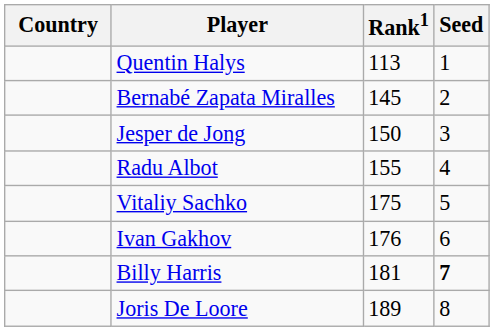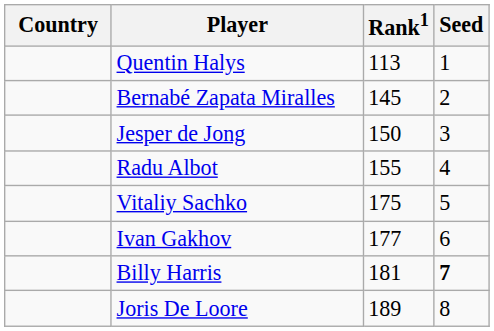(385, 238) 176 -> (385, 238) 177
